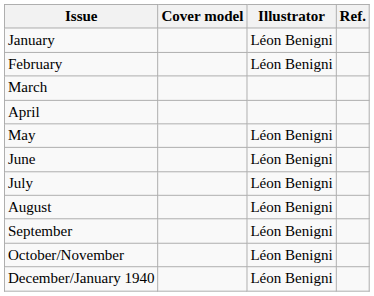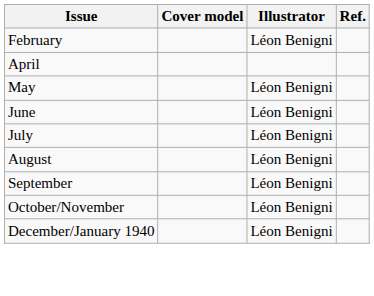- row: (31, 40)
- row: (28, 87)
